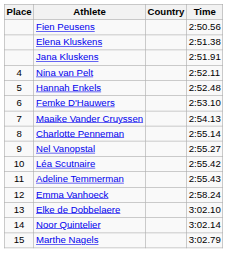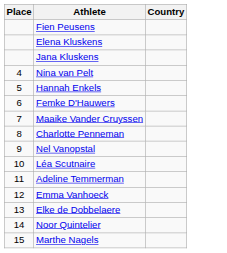- column: (205, 12)
